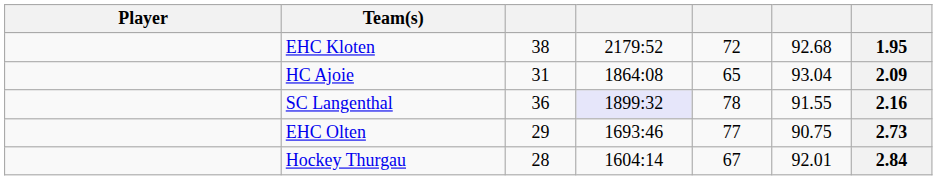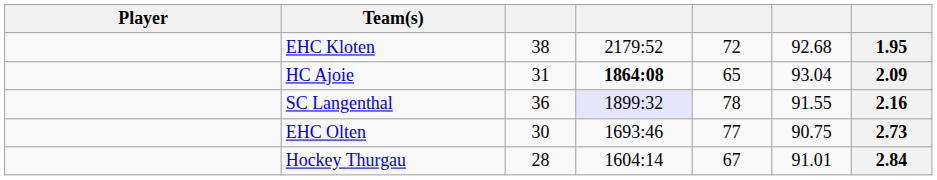(634, 75) normal -> (634, 75) bold
(540, 132) 29 -> (540, 132) 30
(812, 160) 92.01 -> (812, 160) 91.01
